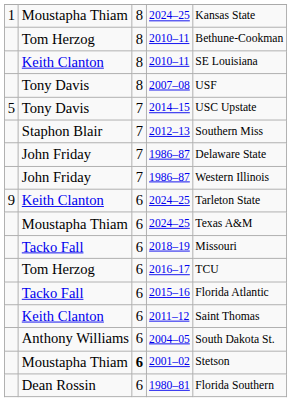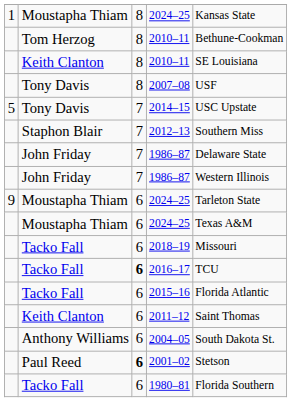(63, 200) Keith Clanton -> (75, 200) Moustapha Thiam
(58, 270) Tom Herzog -> (53, 270) Tacko Fall
(139, 270) normal -> (139, 270) bold
(75, 362) Moustapha Thiam -> (52, 362) Paul Reed
(59, 385) Dean Rossin -> (53, 385) Tacko Fall
